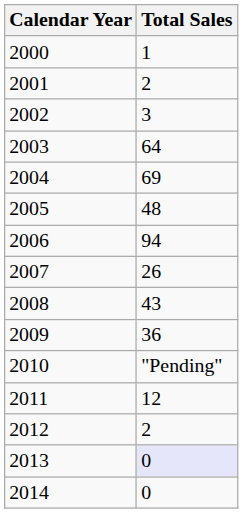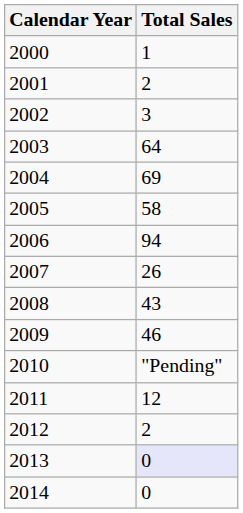(151, 209) 48 -> (151, 209) 58
(151, 334) 36 -> (151, 334) 46
